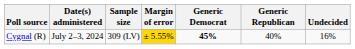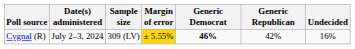(208, 36) 45% -> (208, 36) 46%
(273, 36) 40% -> (273, 36) 42%
